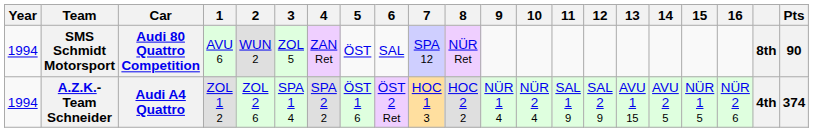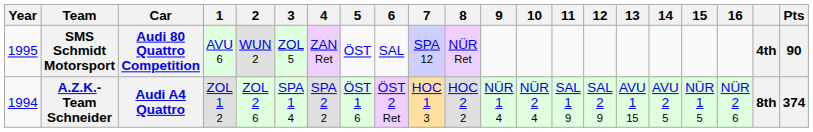(23, 51) 1994 -> (23, 51) 1995
(766, 51) 8th -> (766, 51) 4th
(766, 102) 4th -> (766, 102) 8th
